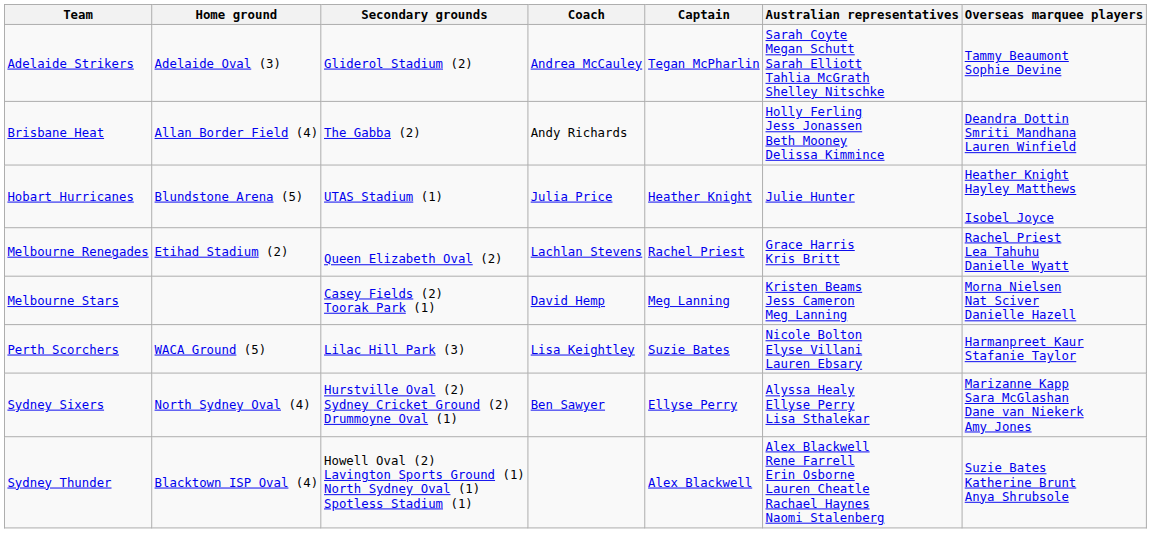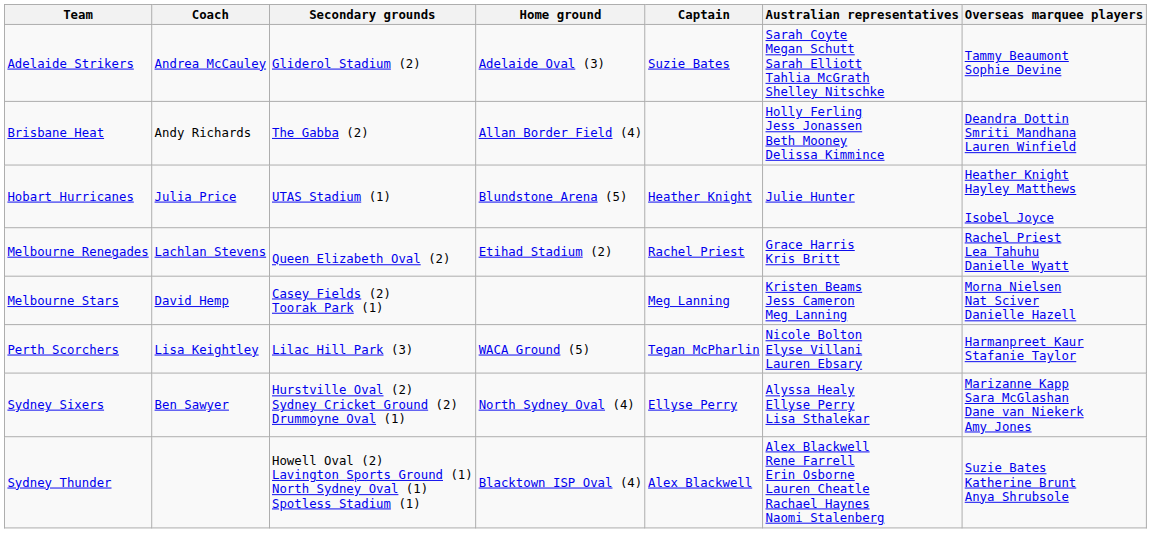columns swapped: (236, 15) <-> (586, 15)
(704, 63) Tegan McPharlin -> (689, 63) Suzie Bates
(689, 349) Suzie Bates -> (704, 349) Tegan McPharlin
